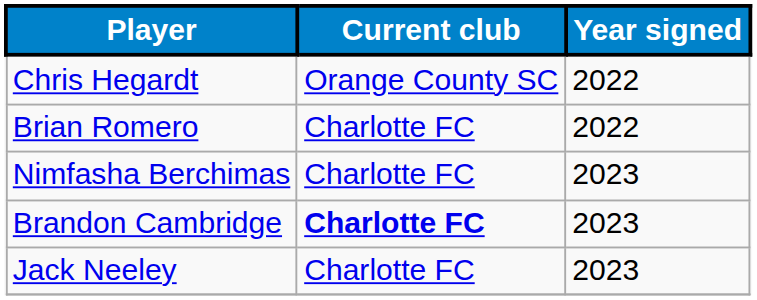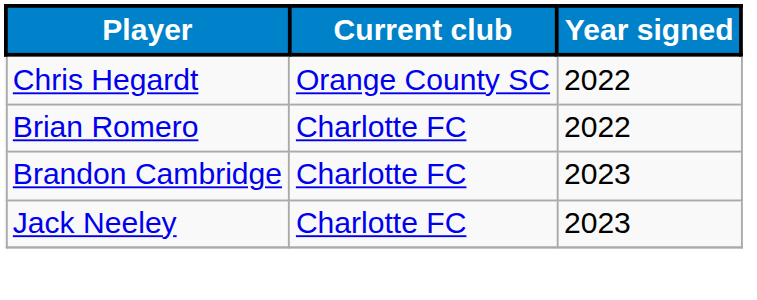- row: (152, 175)
(394, 222) bold -> (381, 175) normal
